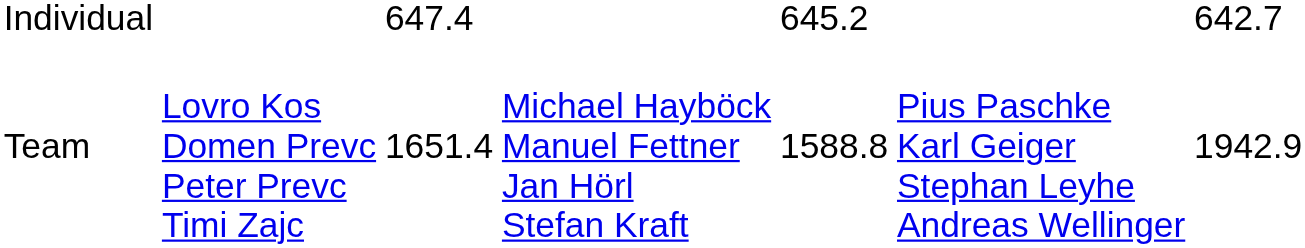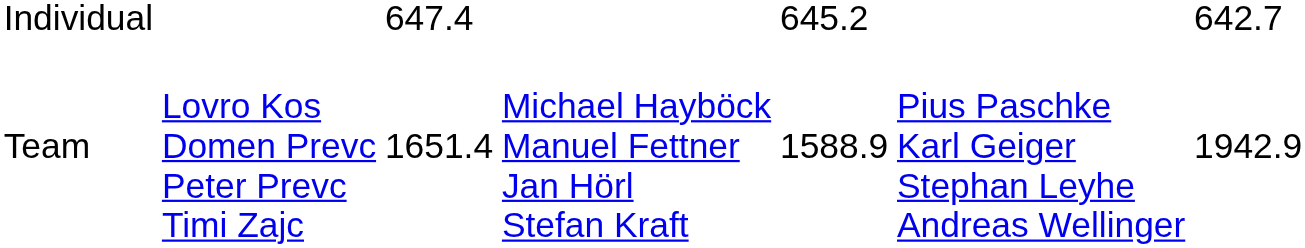(834, 146) 1588.8 -> (834, 146) 1588.9
